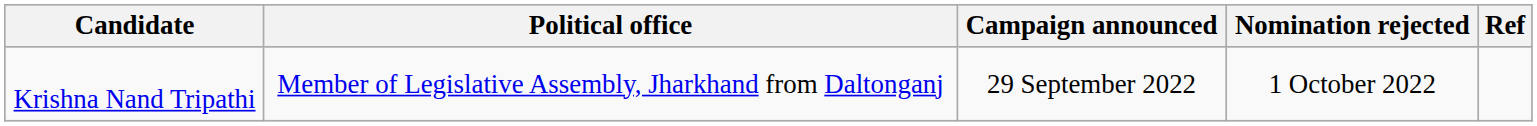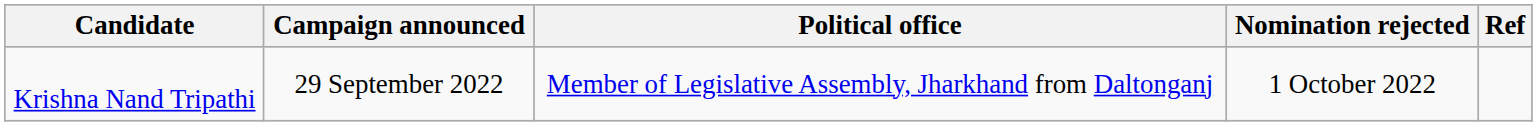columns swapped: (611, 25) <-> (1092, 25)
